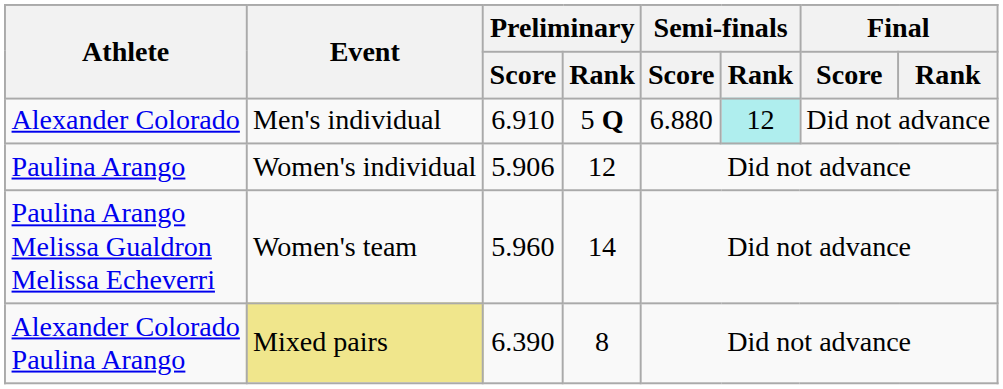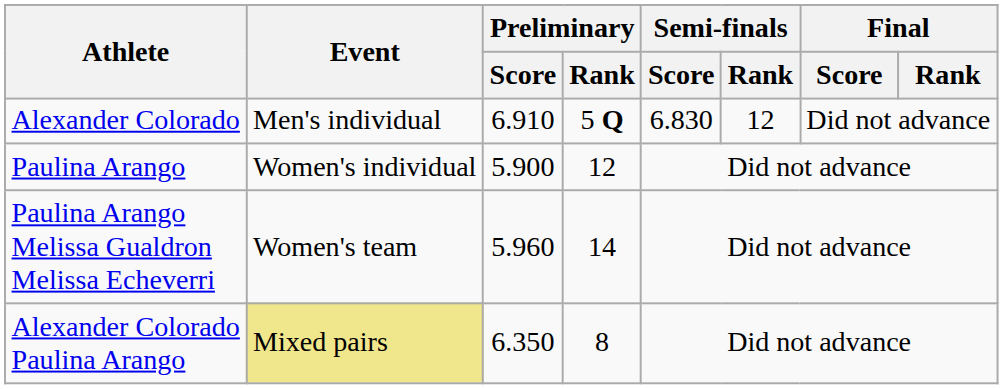(681, 120) 6.880 -> (681, 120) 6.830
(760, 120) paleturquoise background -> (760, 120) no background
(523, 166) 5.906 -> (523, 166) 5.900
(523, 342) 6.390 -> (523, 342) 6.350
